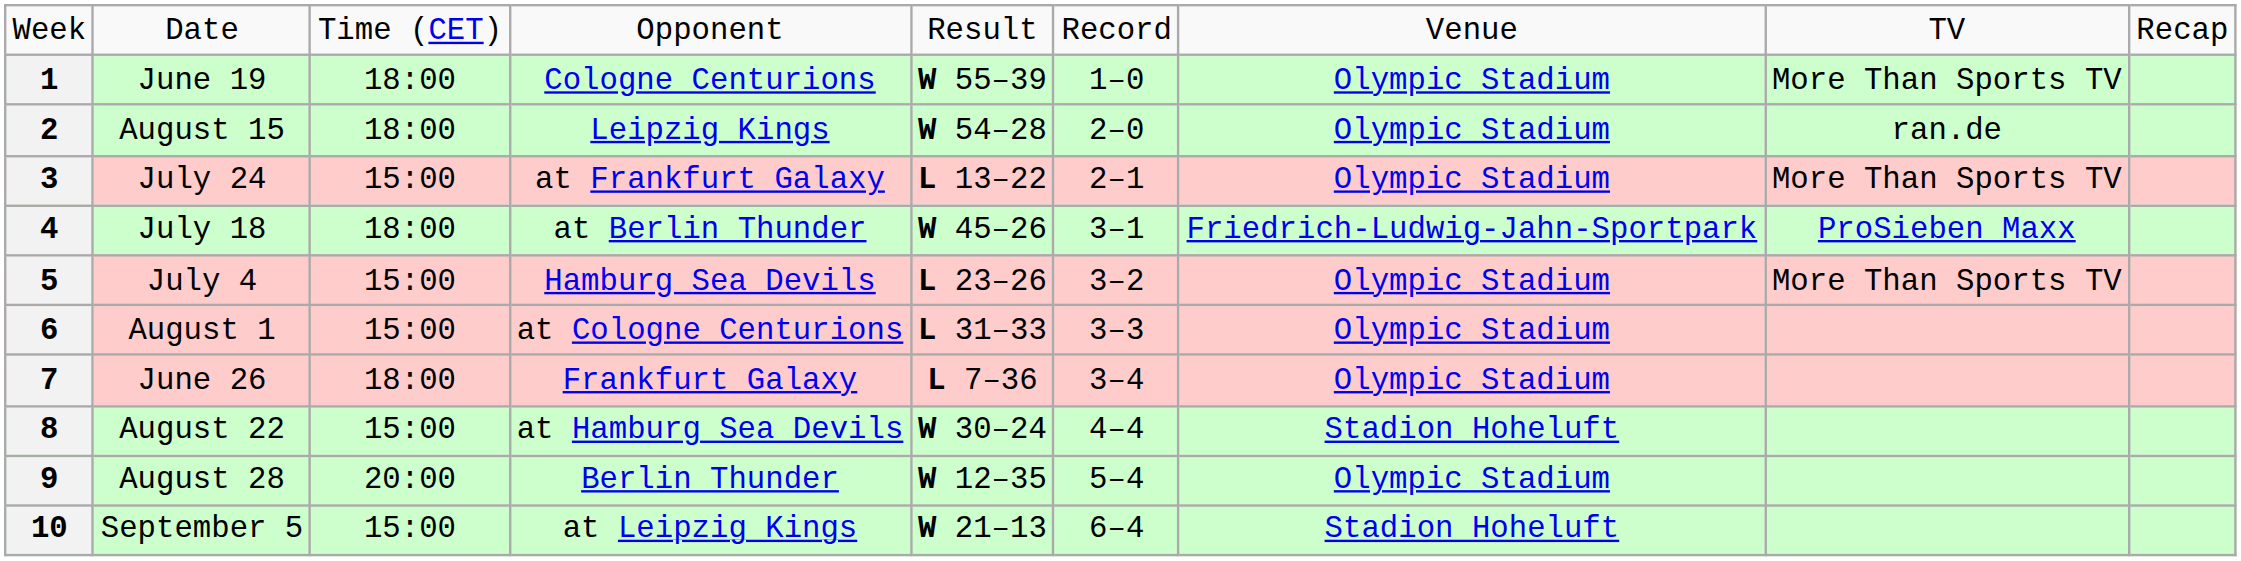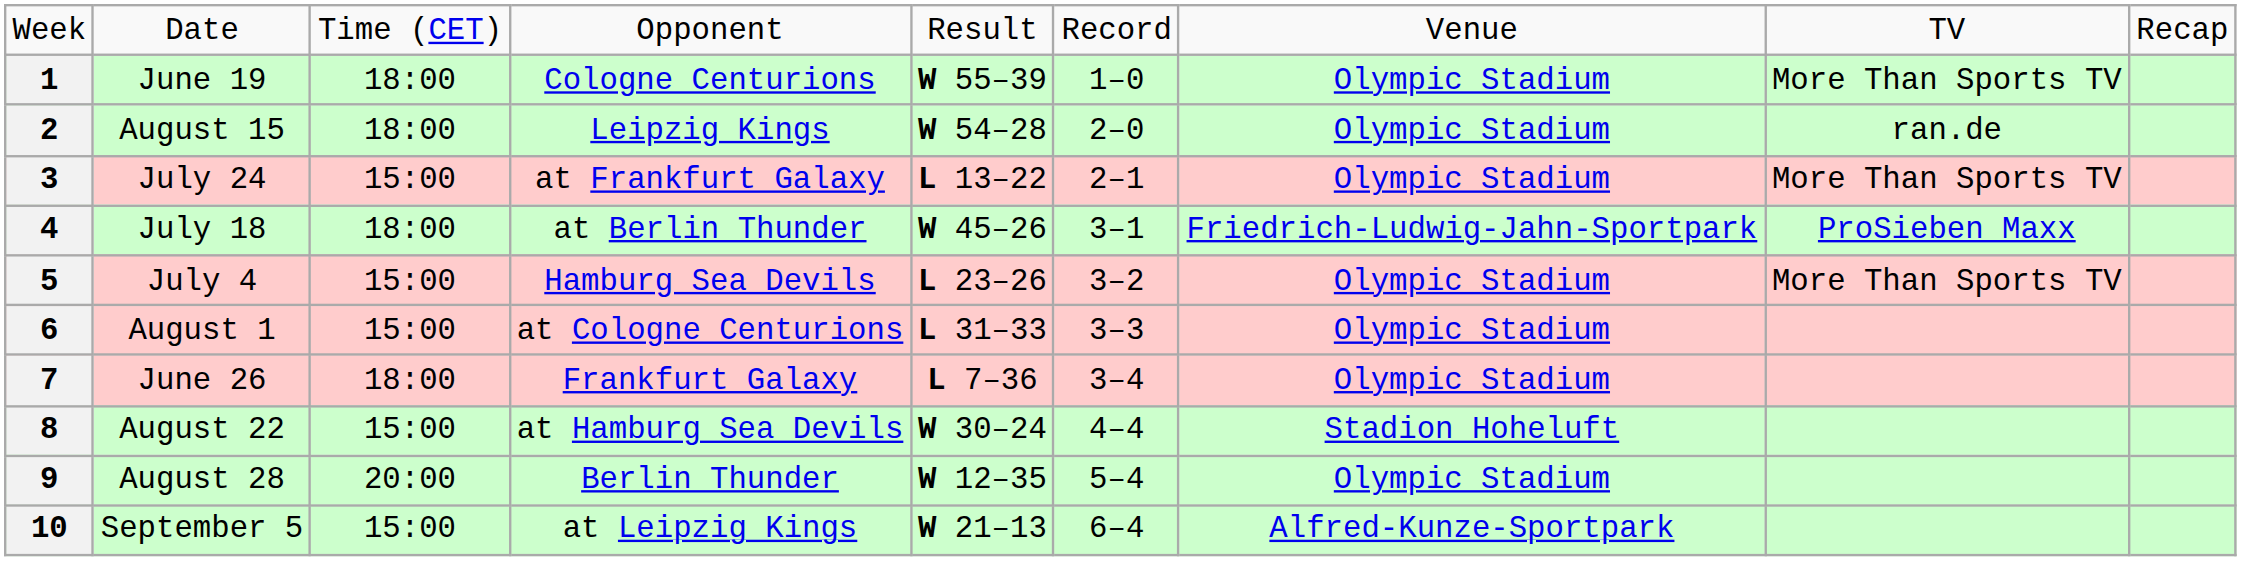(1472, 530) Stadion Hoheluft -> (1472, 530) Alfred-Kunze-Sportpark
